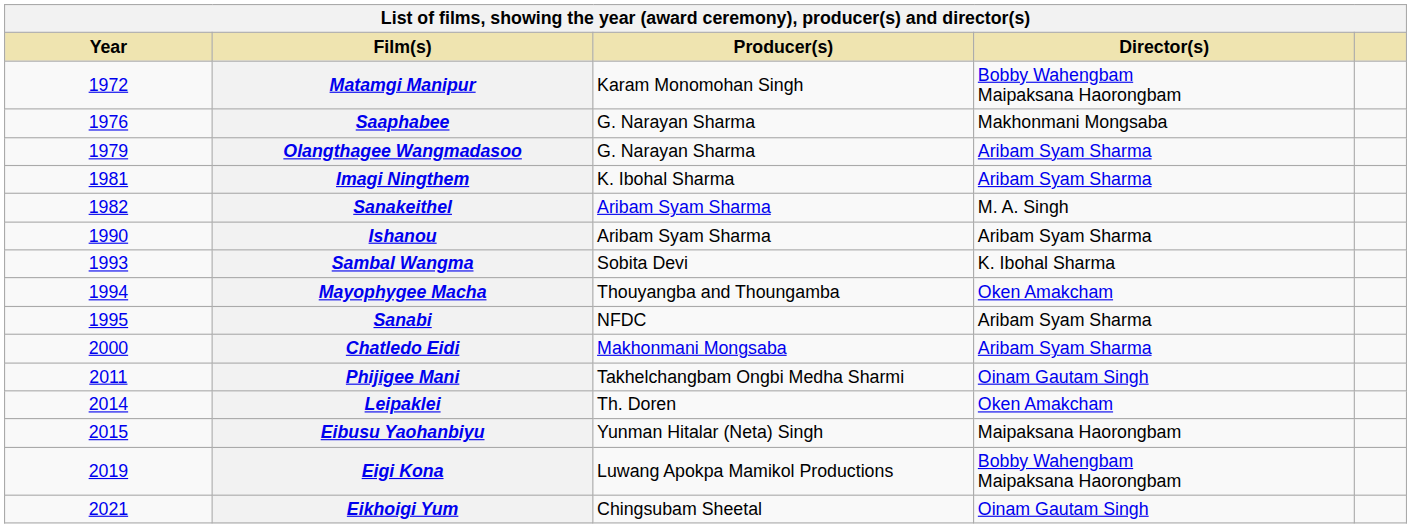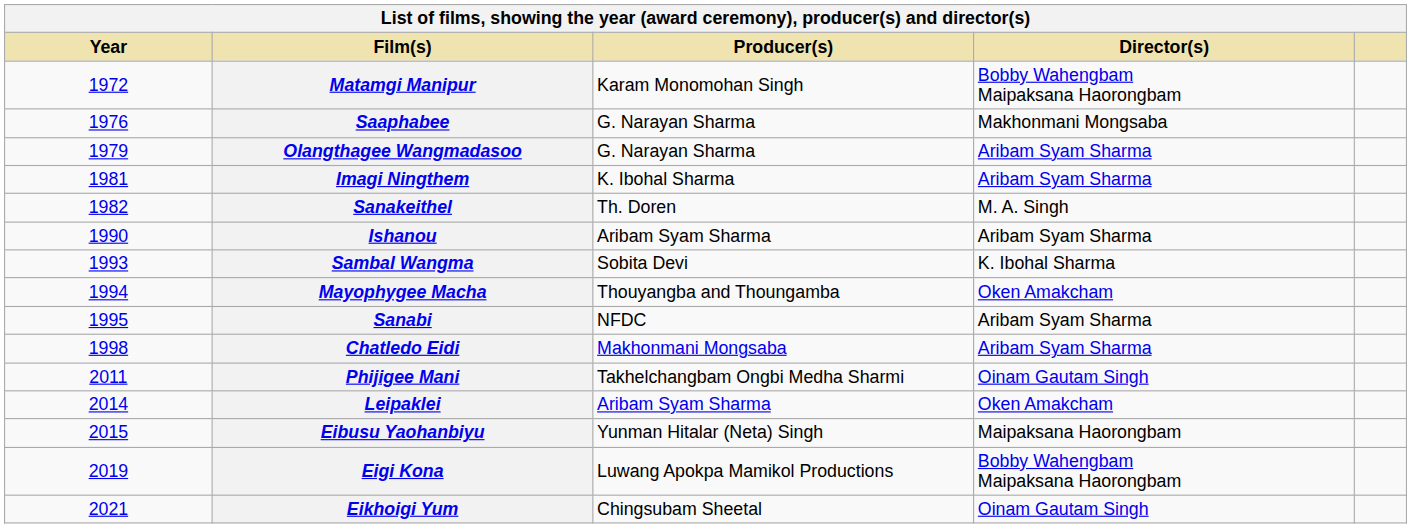(684, 207) Aribam Syam Sharma -> (637, 207) Th. Doren
(108, 348) 2000 -> (108, 348) 1998
(637, 404) Th. Doren -> (684, 404) Aribam Syam Sharma
